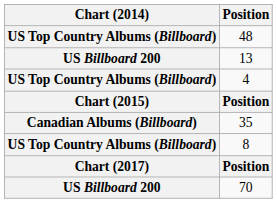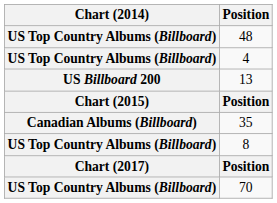rows swapped: (246, 58) <-> (246, 79)
(112, 187) US Billboard 200 -> (112, 187) US Top Country Albums (Billboard)
